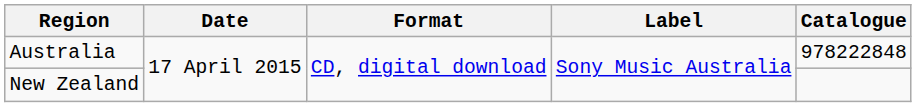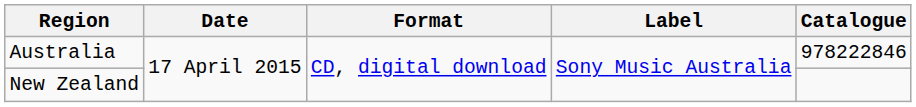(854, 53) 978222848 -> (854, 53) 978222846
